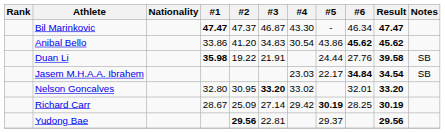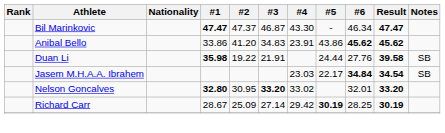(302, 43) 30.54 -> (302, 43) 23.91
(215, 89) normal -> (215, 89) bold
- row: (62, 120)
